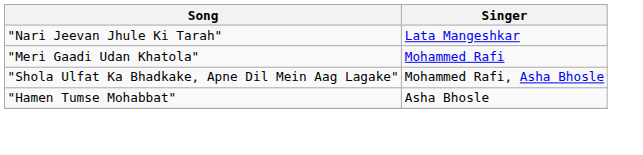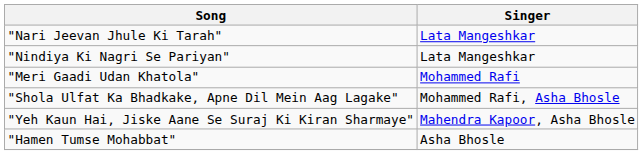+ row: (119, 56)
+ row: (211, 119)
